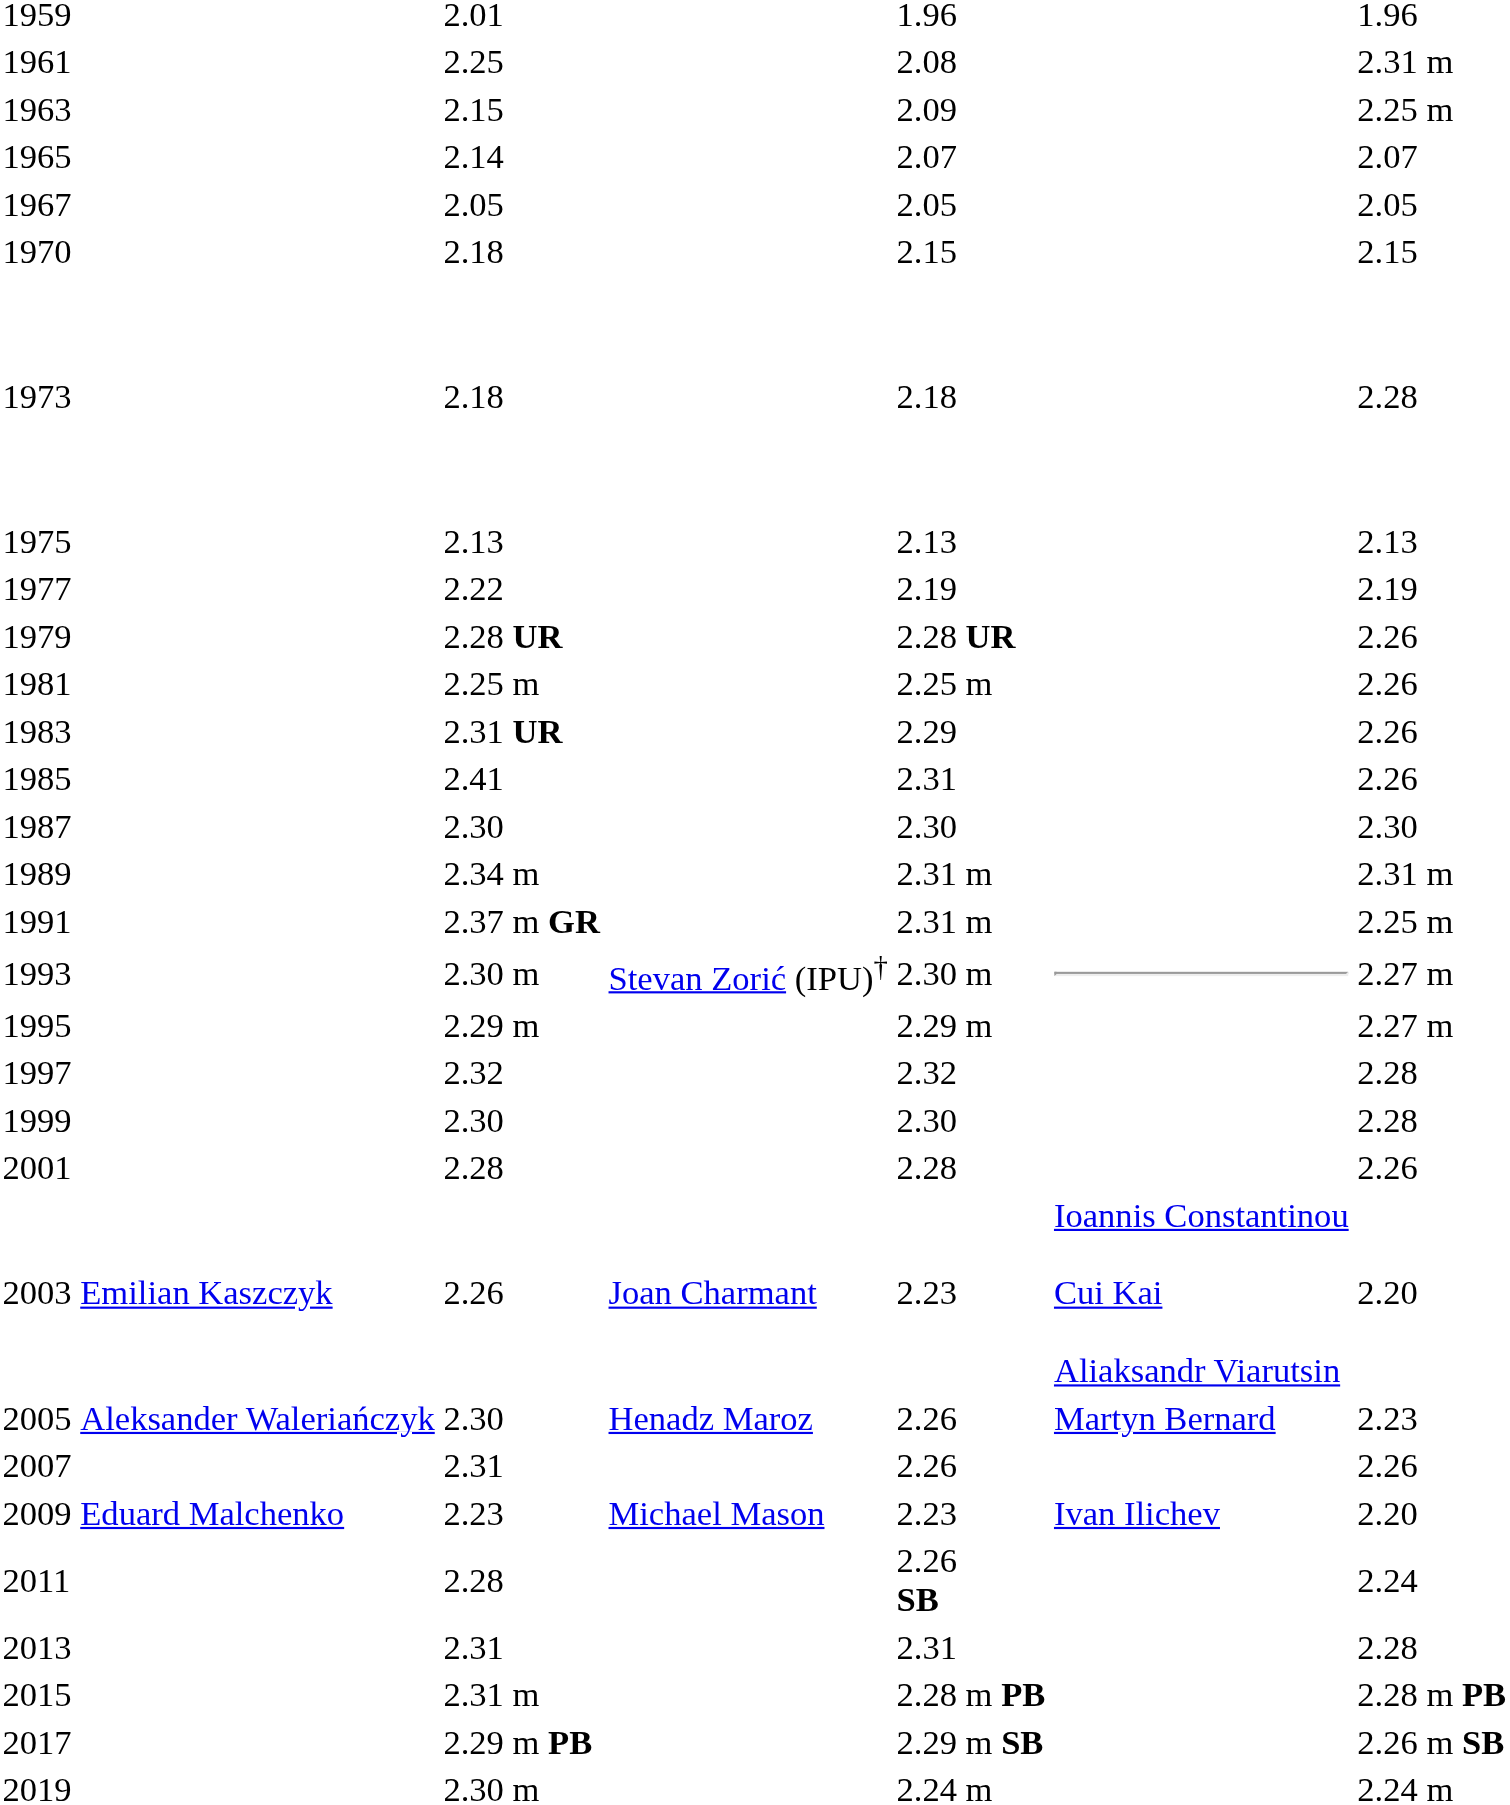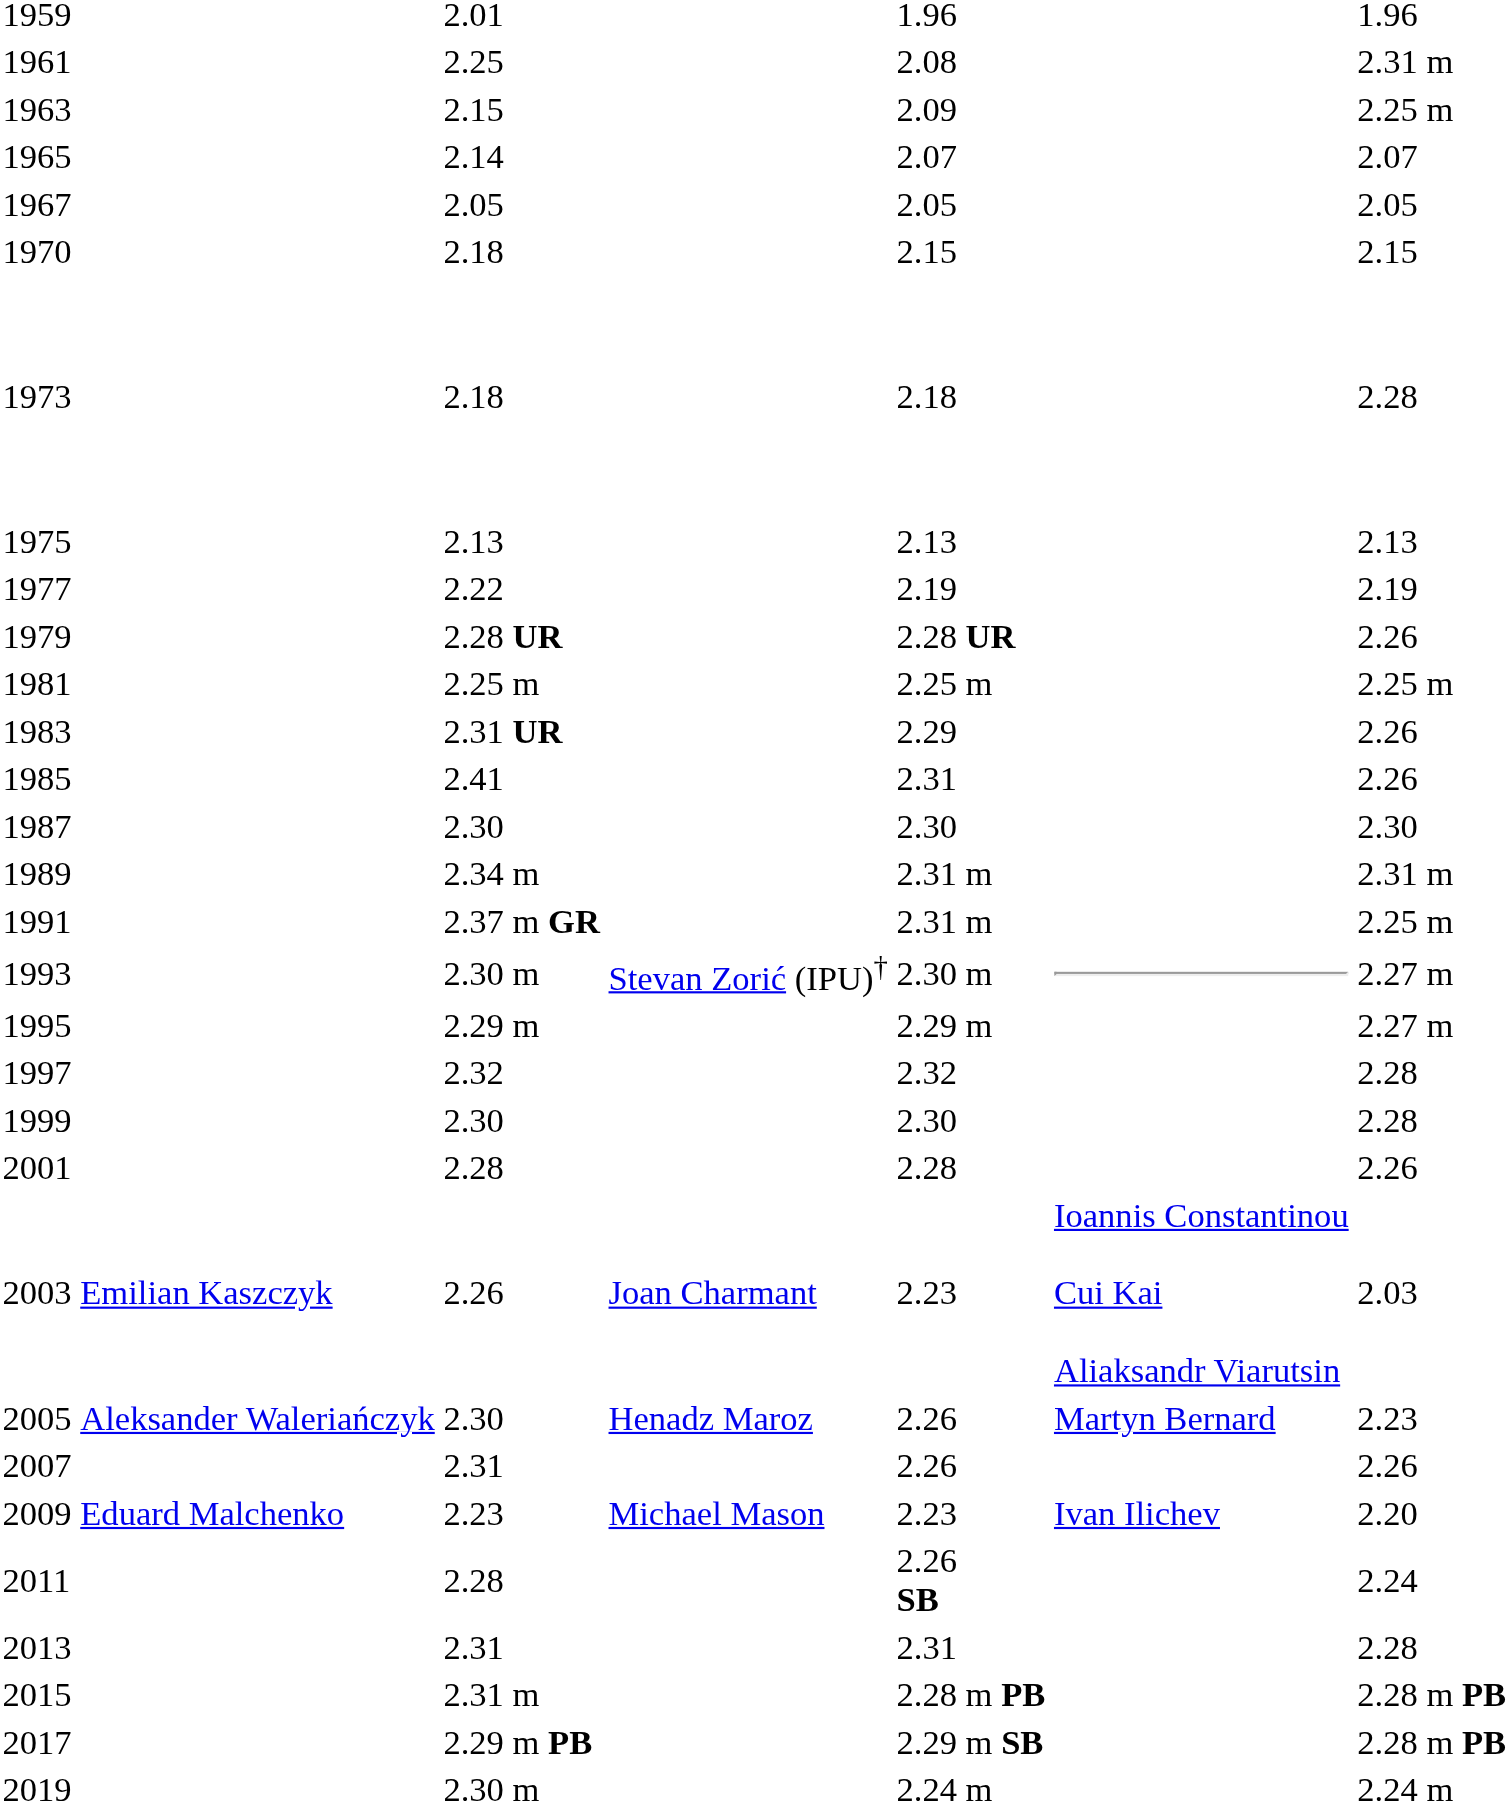(1388, 683) 2.26 -> (1405, 683) 2.25 m
(1388, 1293) 2.20 -> (1388, 1293) 2.03
(1431, 1743) 2.26 m SB -> (1432, 1743) 2.28 m PB
